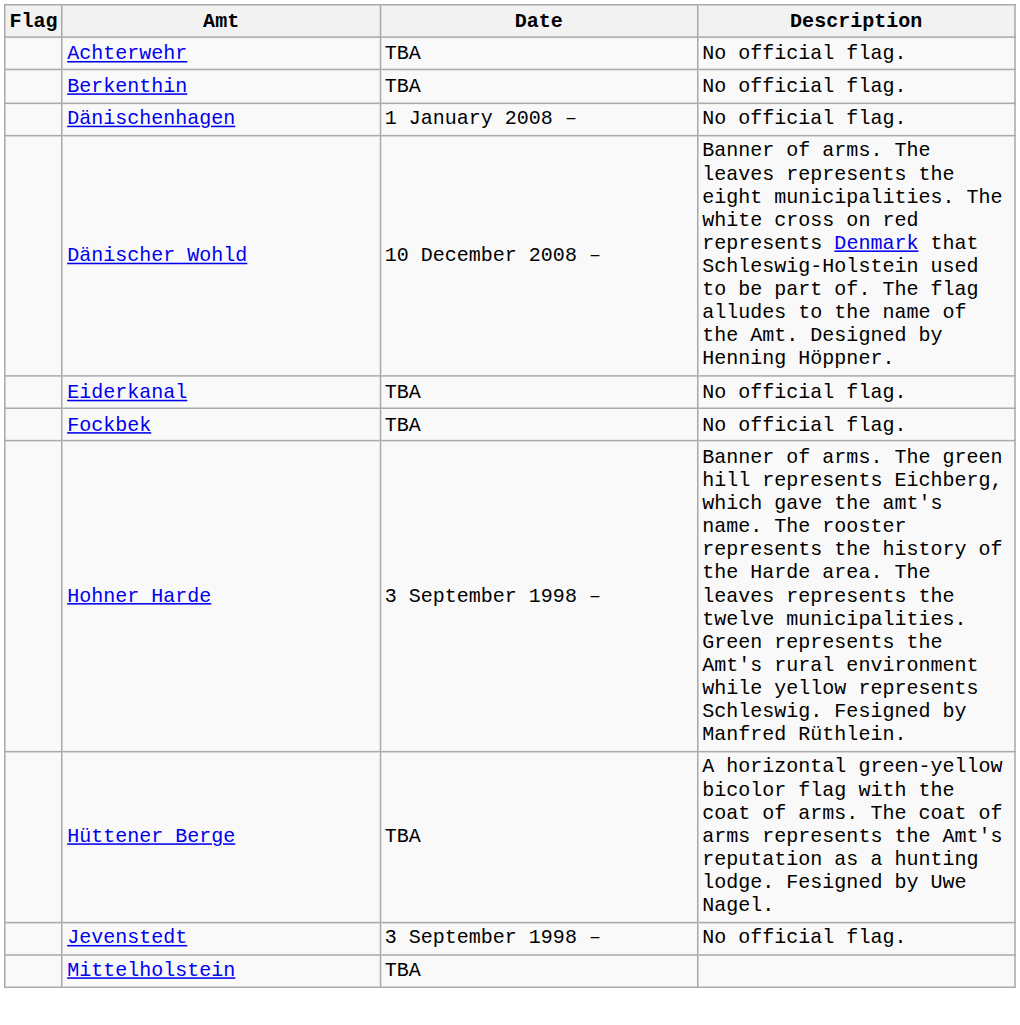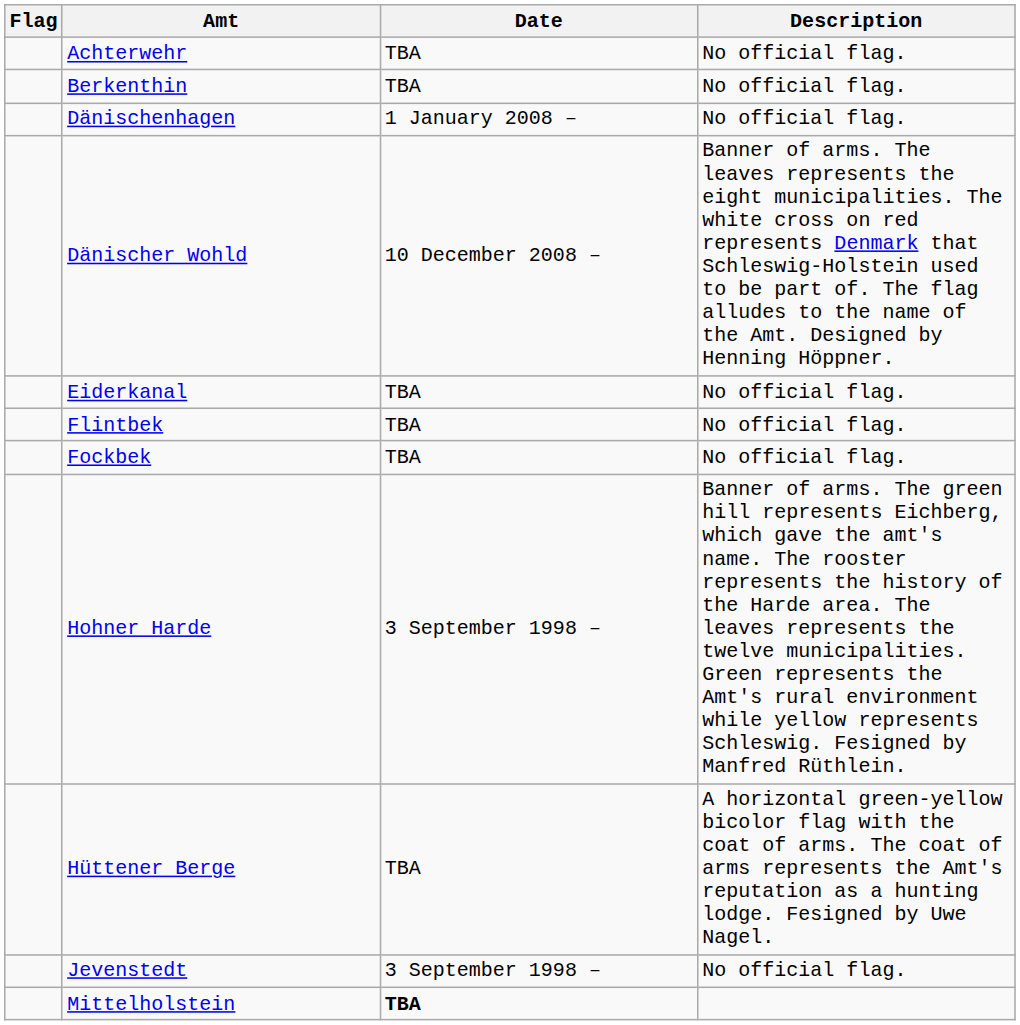+ row: (115, 425)
(403, 971) normal -> (403, 1004) bold
